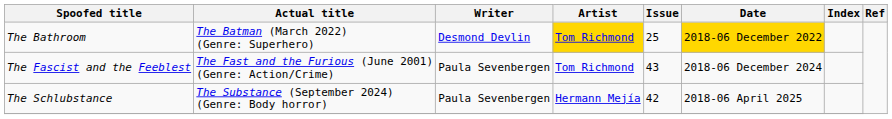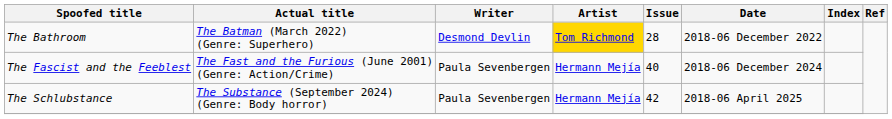(652, 37) 25 -> (652, 37) 28
(753, 37) gold background -> (753, 37) no background
(595, 68) Tom Richmond -> (598, 68) Hermann Mejía
(652, 68) 43 -> (652, 68) 40
